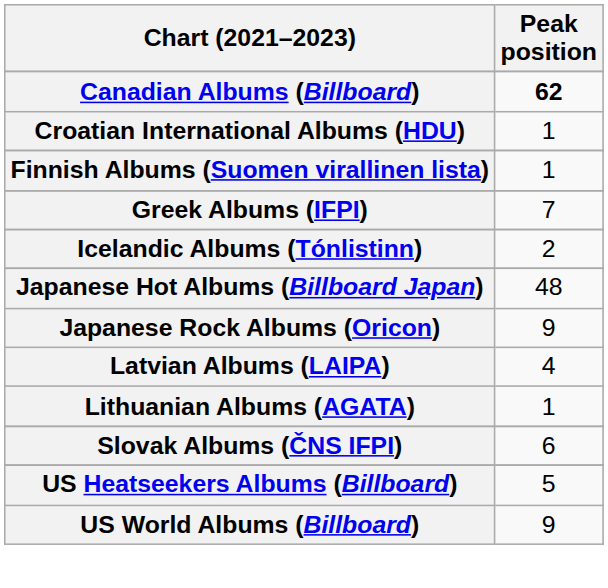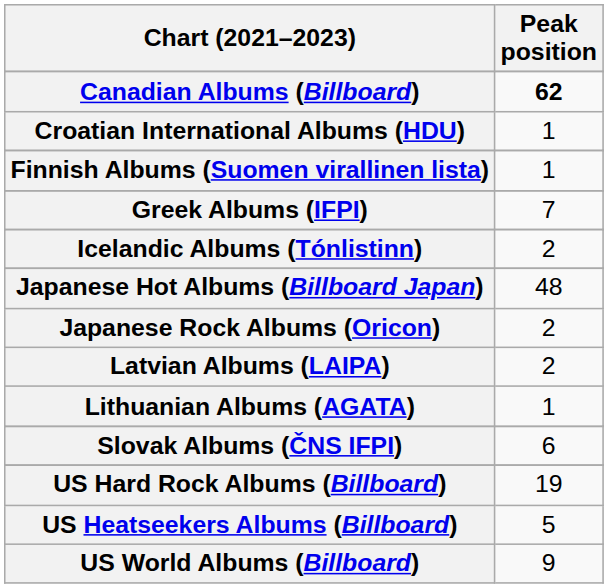(549, 327) 9 -> (549, 327) 2
(549, 366) 4 -> (549, 366) 2
+ row: (250, 484)
